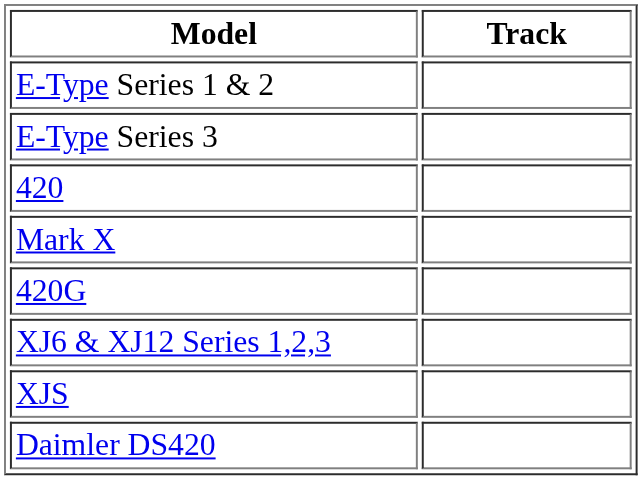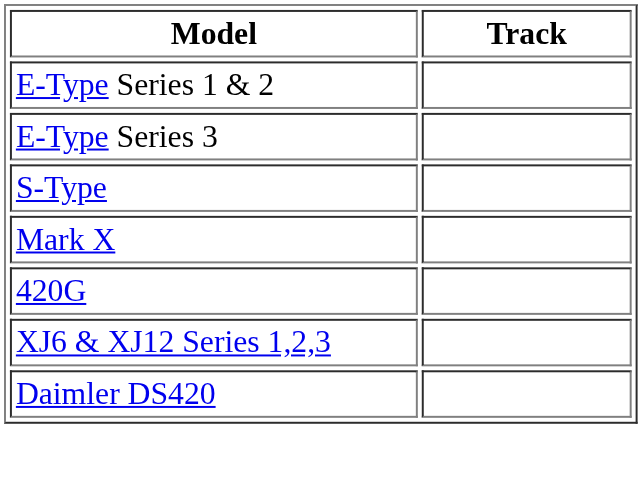+ row: (61, 187)
- row: (40, 187)
- row: (42, 393)
